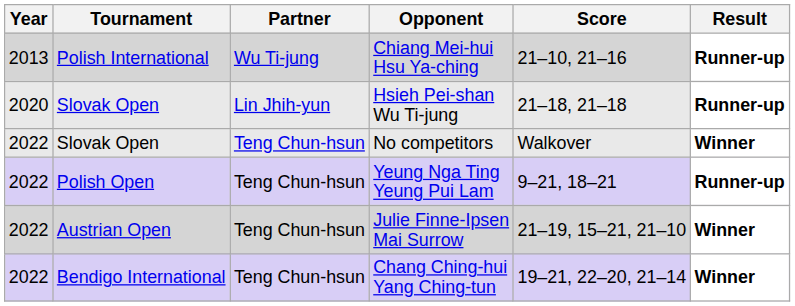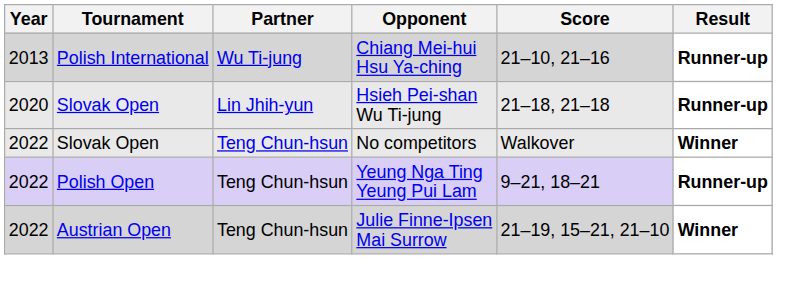- row: (440, 278)
